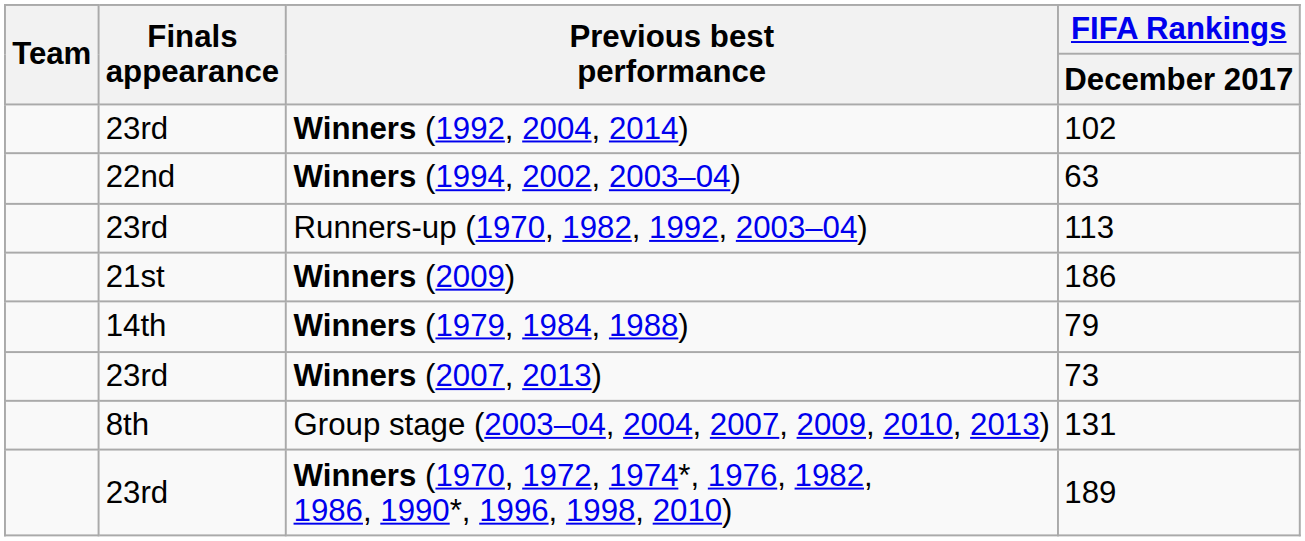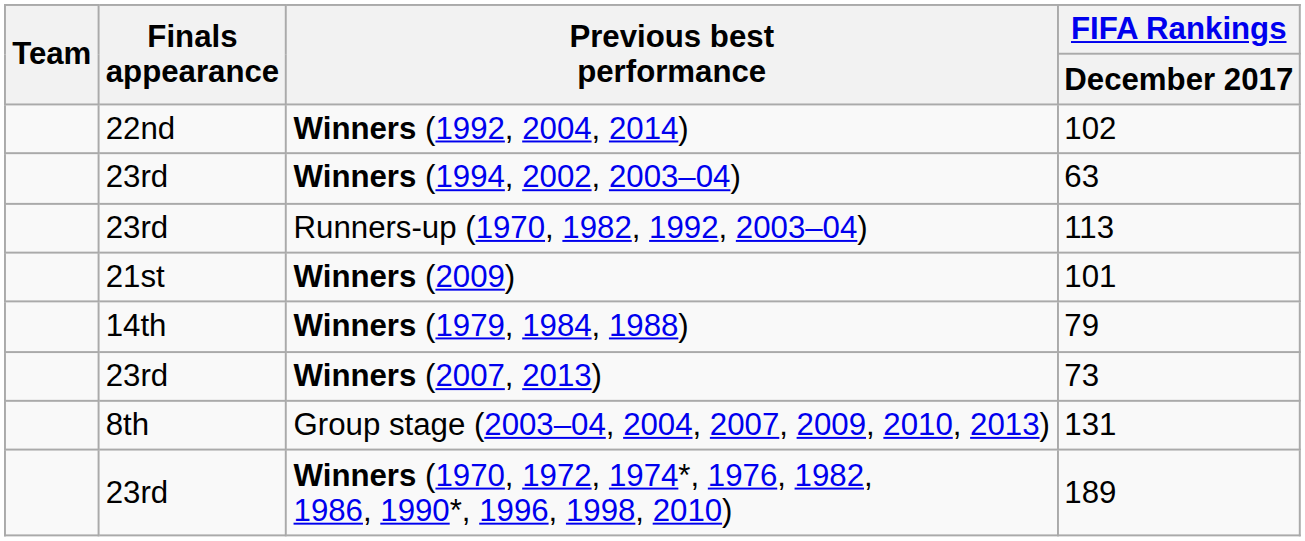(137, 128) 23rd -> (140, 128) 22nd
(140, 177) 22nd -> (137, 177) 23rd
(1090, 276) 186 -> (1090, 276) 101
